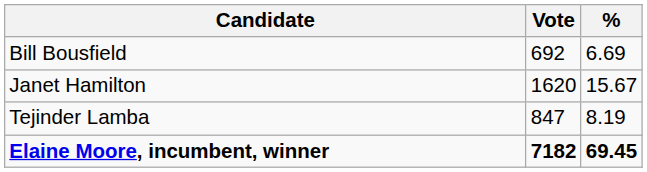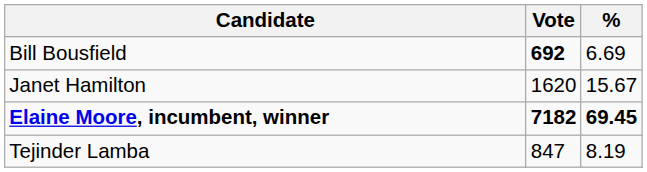(548, 53) normal -> (548, 53) bold
rows swapped: (79, 118) <-> (169, 150)
